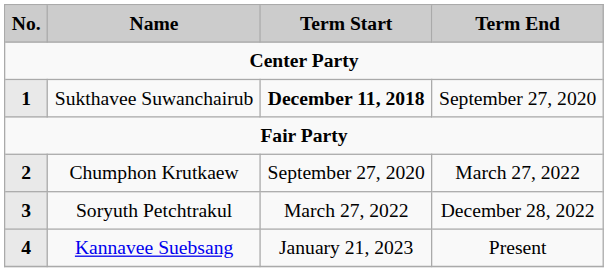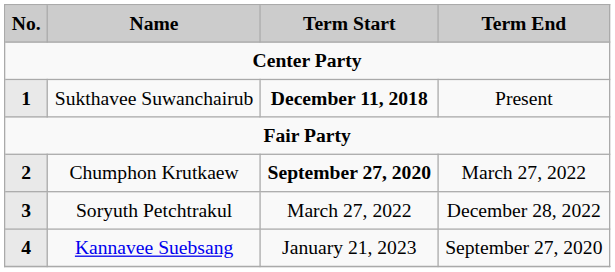(518, 98) September 27, 2020 -> (524, 98) Present
(346, 173) normal -> (349, 173) bold
(518, 247) Present -> (524, 247) September 27, 2020
